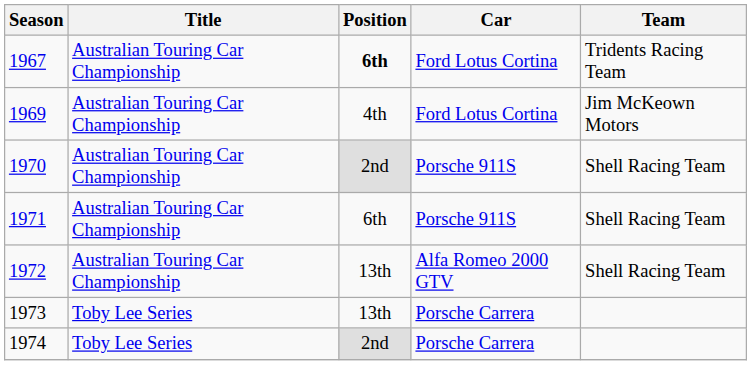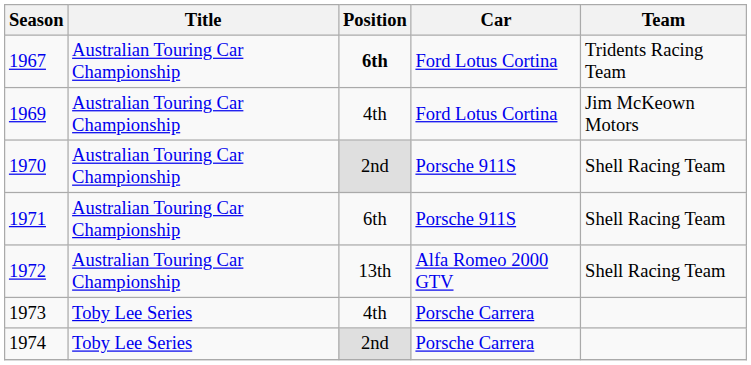(375, 313) 13th -> (375, 313) 4th
